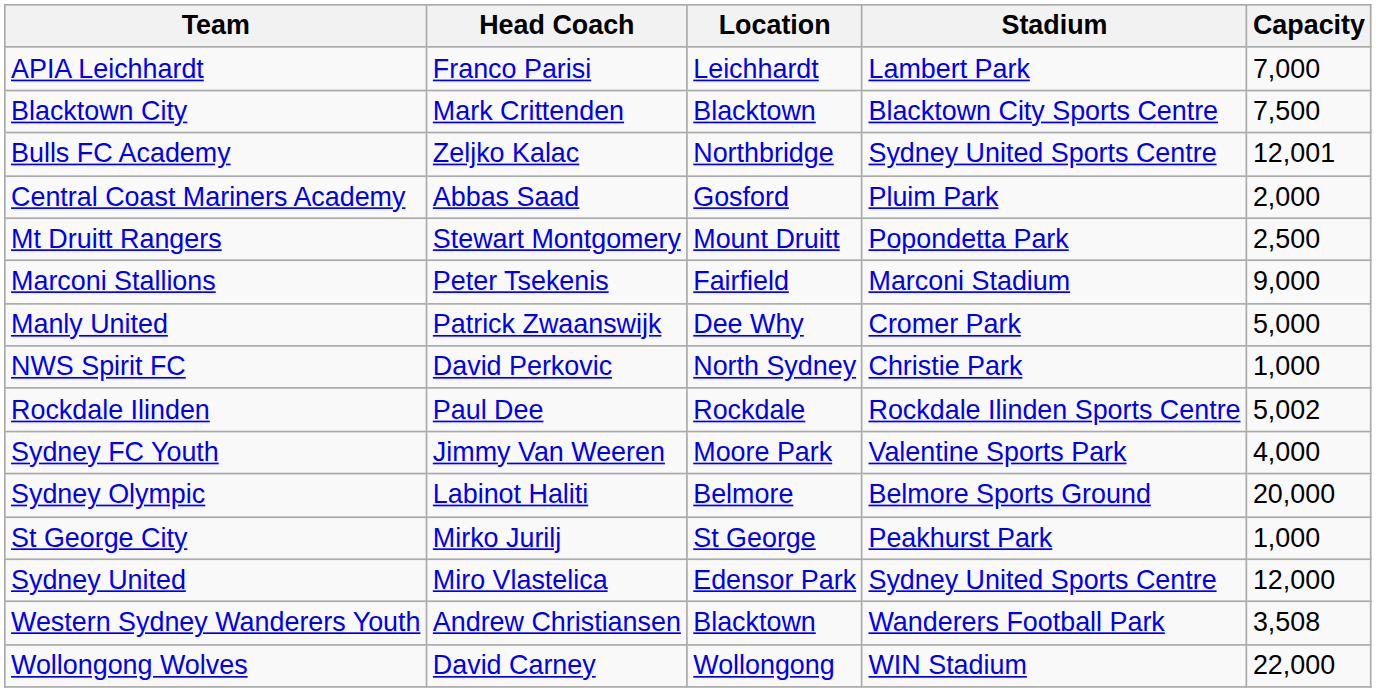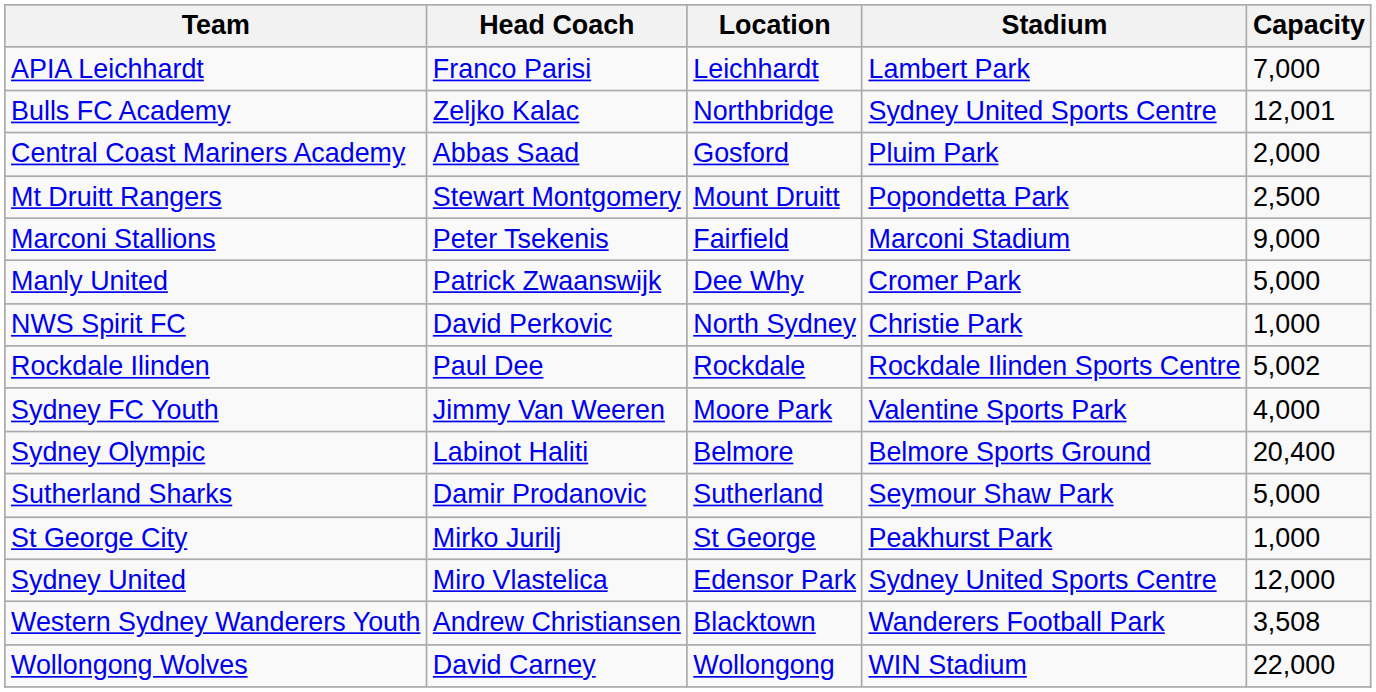- row: (99, 111)
(1294, 494) 20,000 -> (1294, 452) 20,400
+ row: (122, 494)
